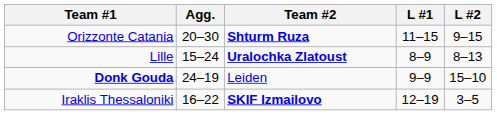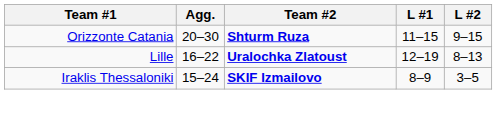(200, 57) 15–24 -> (200, 57) 16–22
(420, 57) 8–9 -> (420, 57) 12–19
- row: (134, 78)
(200, 99) 16–22 -> (200, 78) 15–24
(420, 99) 12–19 -> (420, 78) 8–9
